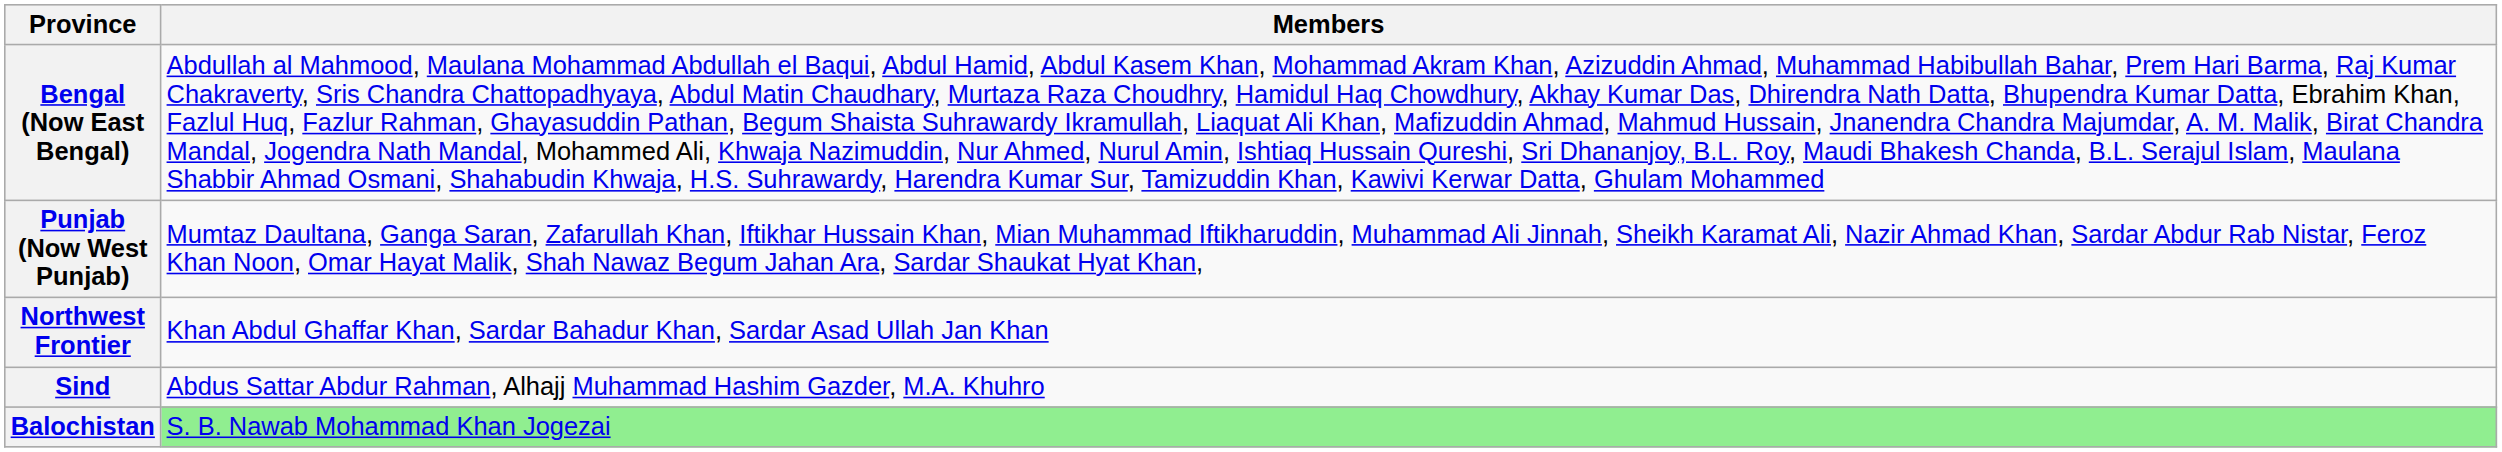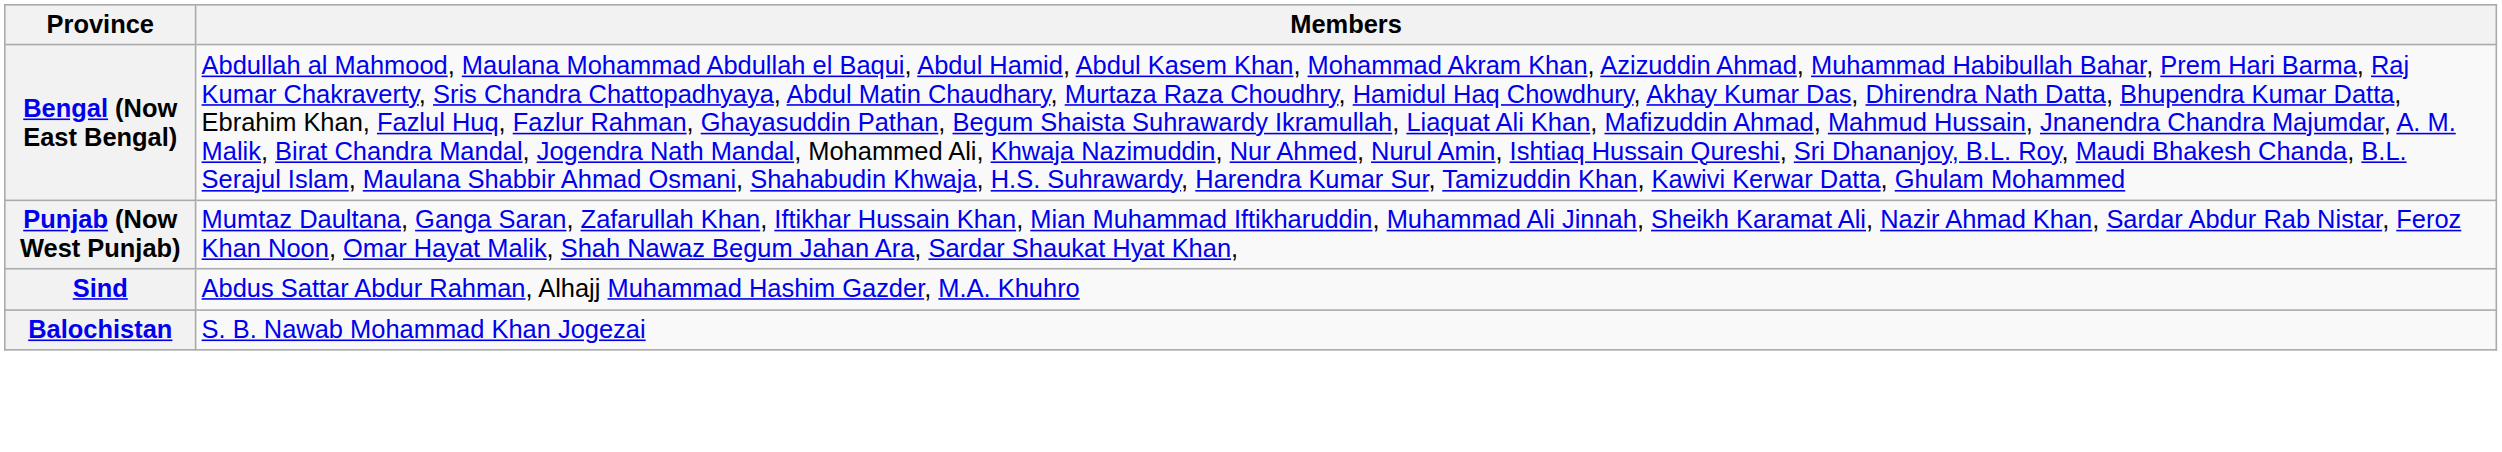- row: (83, 331)
(389, 426) lightgreen background -> (424, 329) no background
